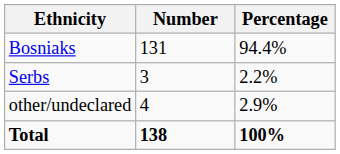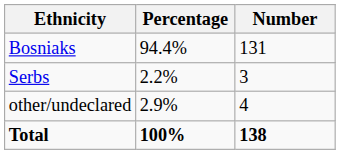columns swapped: (185, 18) <-> (285, 18)
